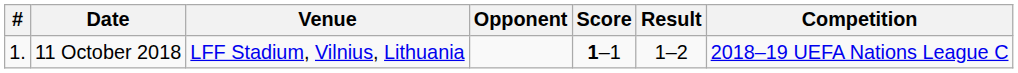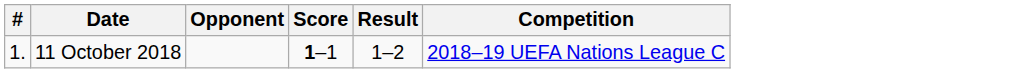- column: (327, 20)
